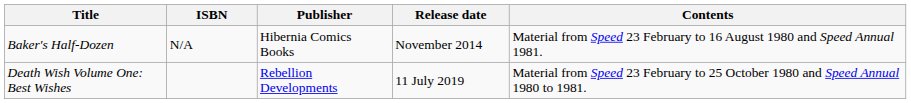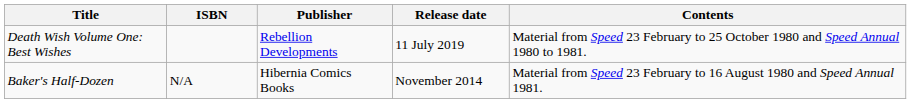rows swapped: (61, 44) <-> (75, 80)
